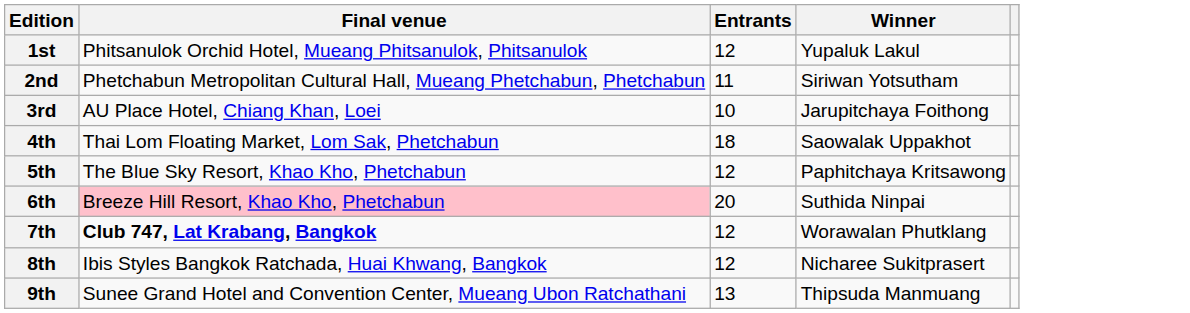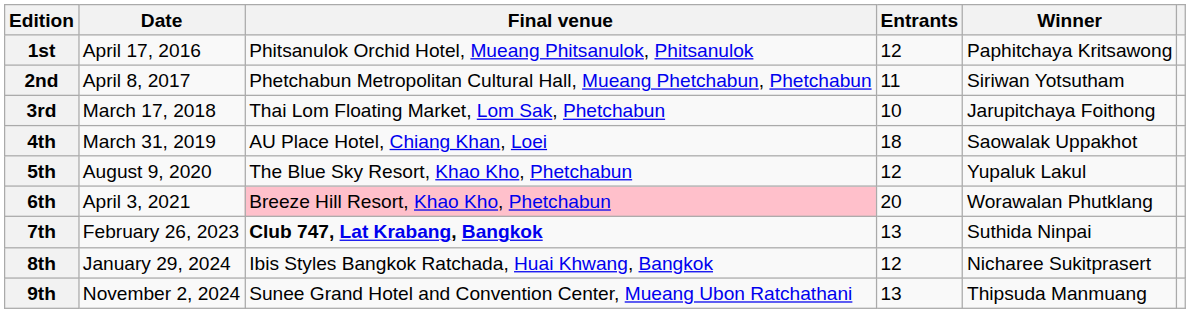+ column: (162, 20)
(860, 50) Yupaluk Lakul -> (1070, 50) Paphitchaya Kritsawong
(232, 111) AU Place Hotel, Chiang Khan, Loei -> (457, 111) Thai Lom Floating Market, Lom Sak, Phetchabun
(291, 141) Thai Lom Floating Market, Lom Sak, Phetchabun -> (398, 141) AU Place Hotel, Chiang Khan, Loei
(903, 172) Paphitchaya Kritsawong -> (1027, 172) Yupaluk Lakul
(863, 202) Suthida Ninpai -> (1060, 202) Worawalan Phutklang
(725, 232) 12 -> (891, 232) 13
(894, 232) Worawalan Phutklang -> (1029, 232) Suthida Ninpai
